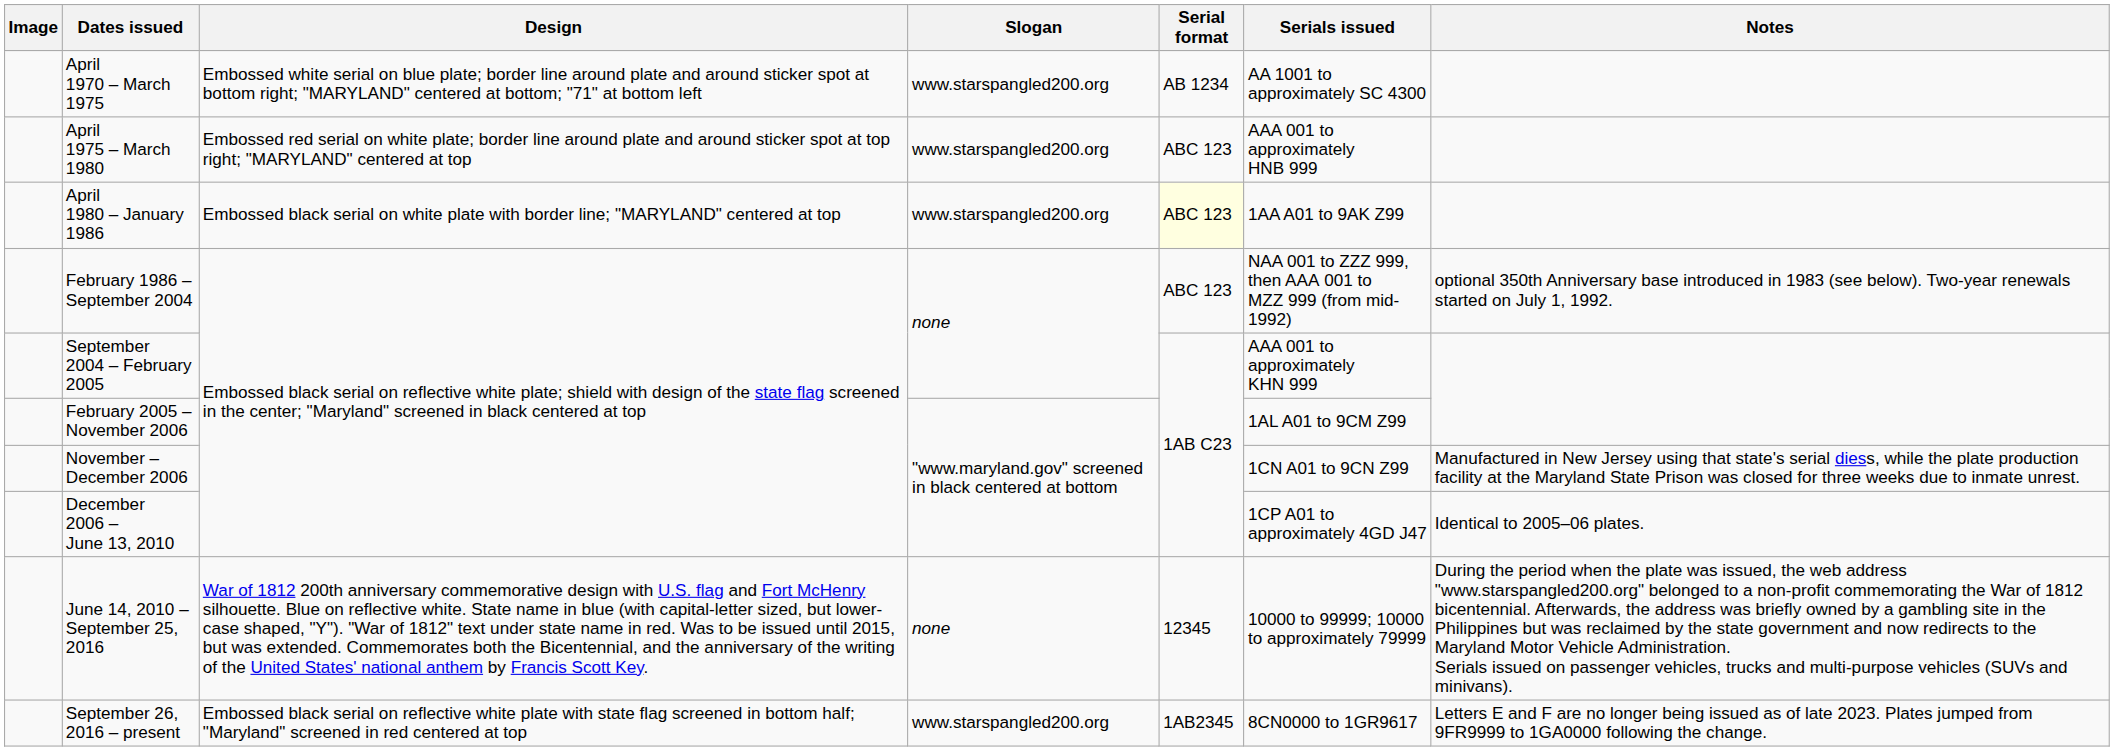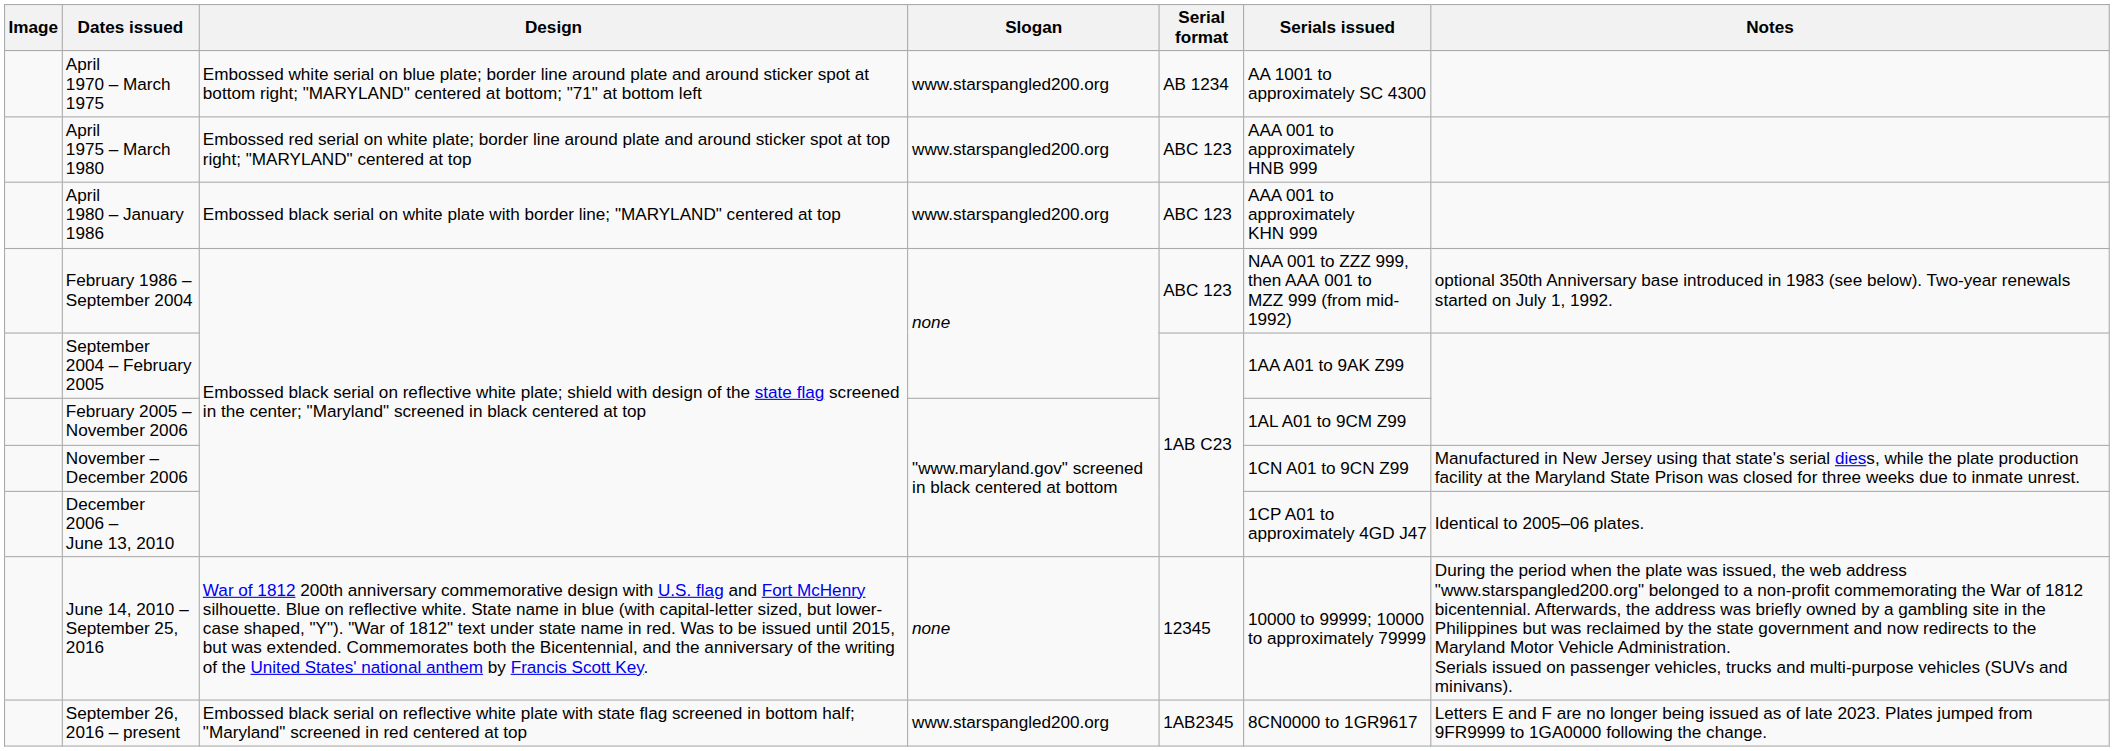(1197, 215) lightyellow background -> (1197, 215) no background
(1326, 215) 1AA A01 to 9AK Z99 -> (1301, 215) AAA 001 to approximately KHN 999
(1301, 365) AAA 001 to approximately KHN 999 -> (1326, 365) 1AA A01 to 9AK Z99
